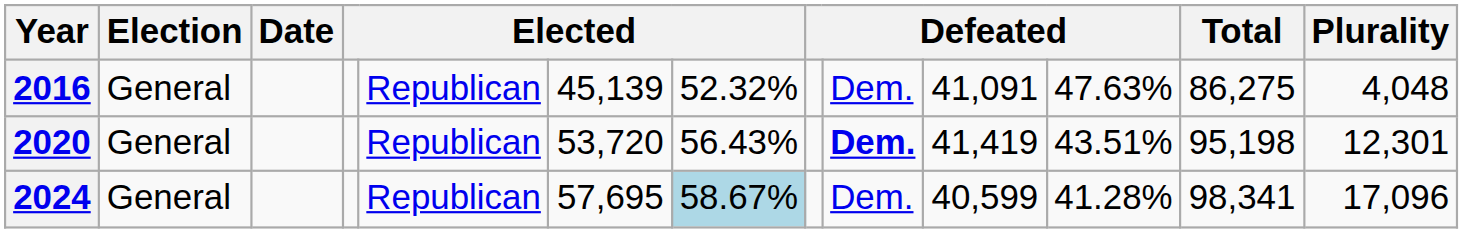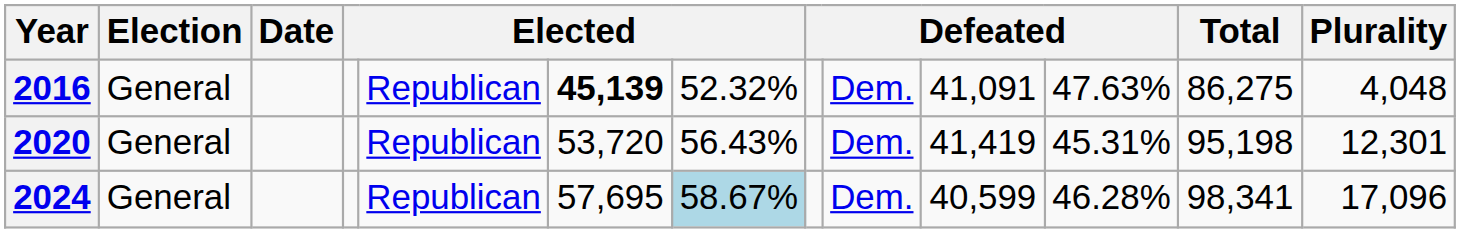(610, 87) normal -> (610, 87) bold
(873, 142) bold -> (872, 142) normal
(1113, 142) 43.51% -> (1111, 142) 45.31%
(1113, 198) 41.28% -> (1111, 198) 46.28%
